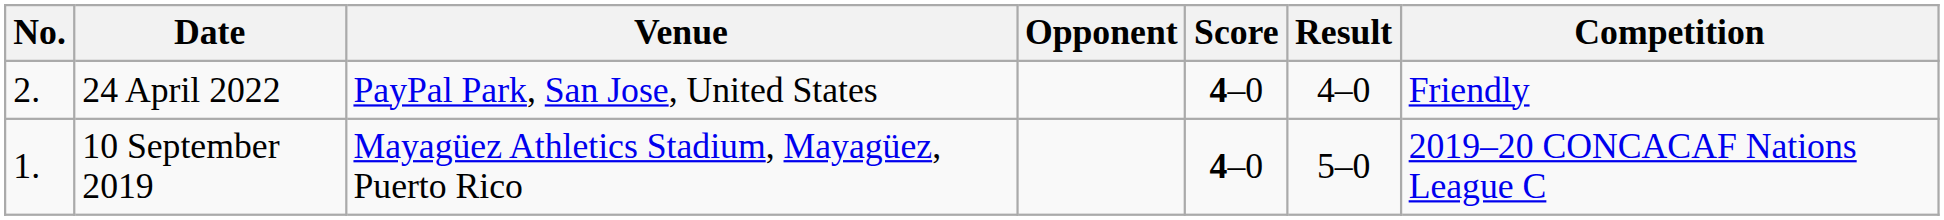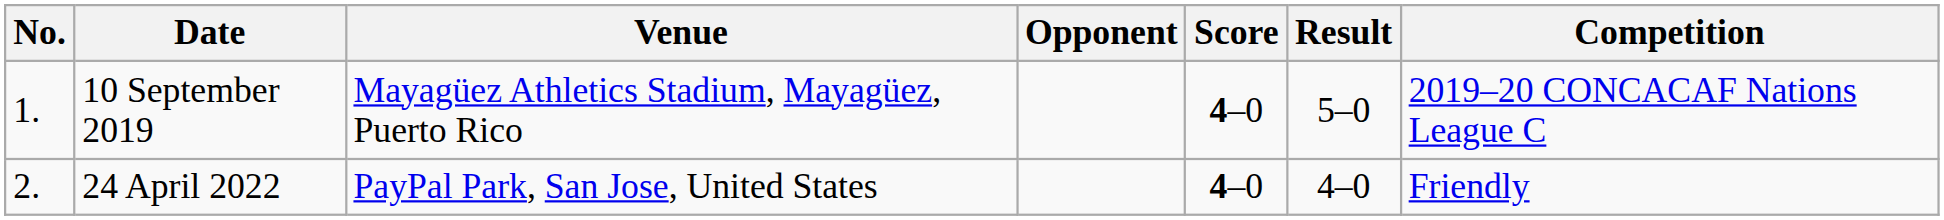rows swapped: (181, 166) <-> (181, 89)
